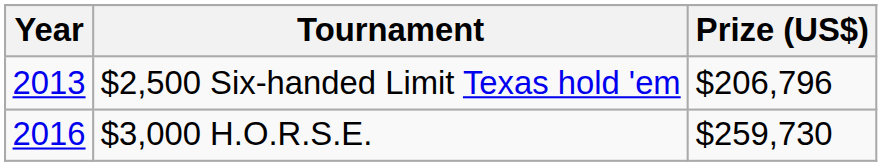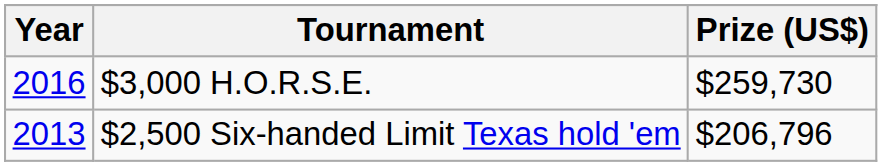rows swapped: (391, 82) <-> (236, 134)
